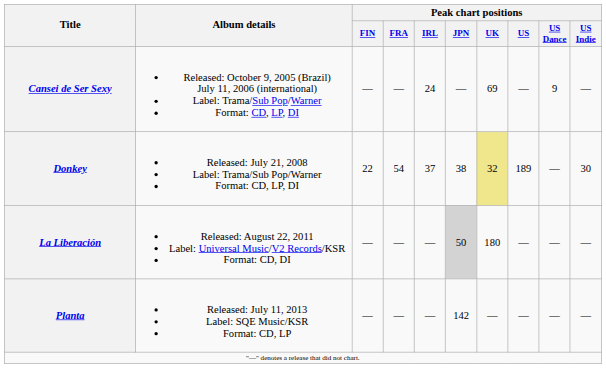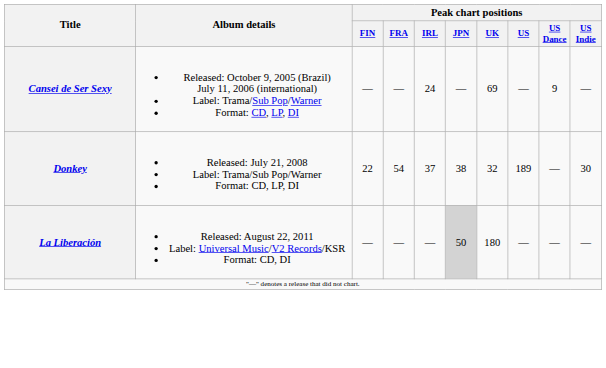(492, 168) khaki background -> (492, 168) no background
- row: (70, 315)
